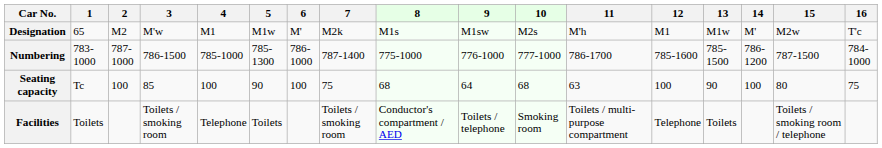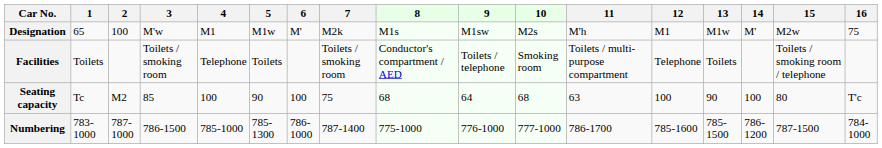(119, 31) M2 -> (120, 31) 100
(855, 31) T'c -> (854, 31) 75
rows swapped: (37, 55) <-> (37, 122)
(120, 85) 100 -> (119, 98) M2
(854, 85) 75 -> (855, 98) T'c
